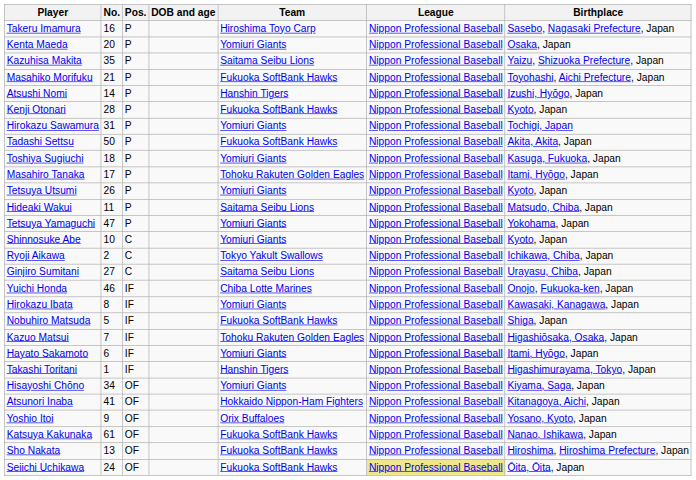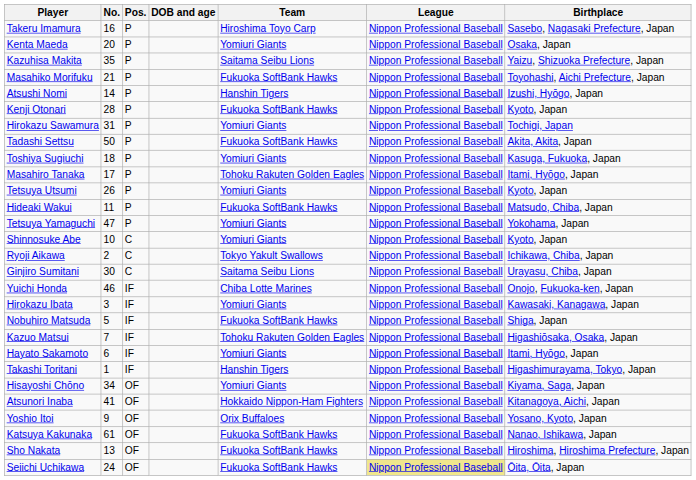(267, 207) Saitama Seibu Lions -> (279, 207) Fukuoka SoftBank Hawks
(109, 272) 27 -> (109, 272) 30
(106, 304) 8 -> (106, 304) 3
